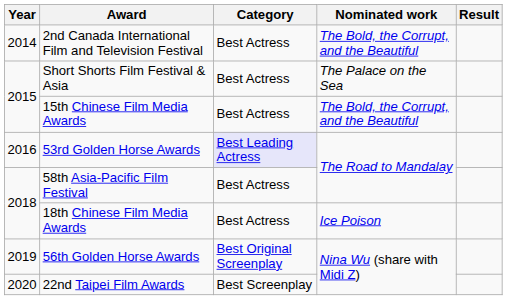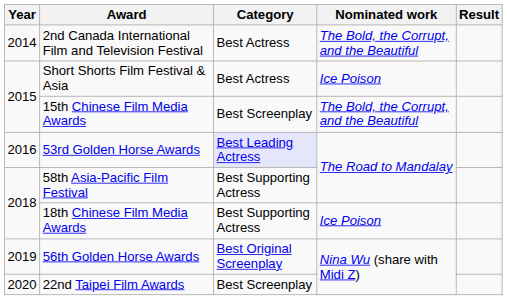(373, 78) The Palace on the Sea -> (350, 78) Ice Poison
(253, 114) Best Actress -> (264, 114) Best Screenplay
(253, 185) Best Actress -> (263, 185) Best Supporting Actress
(253, 220) Best Actress -> (263, 220) Best Supporting Actress
